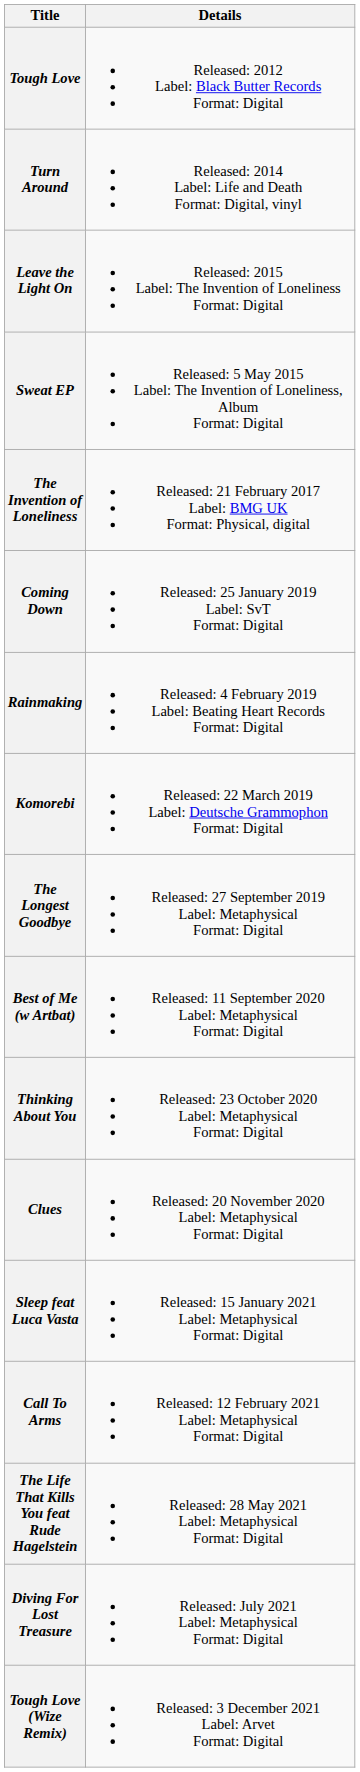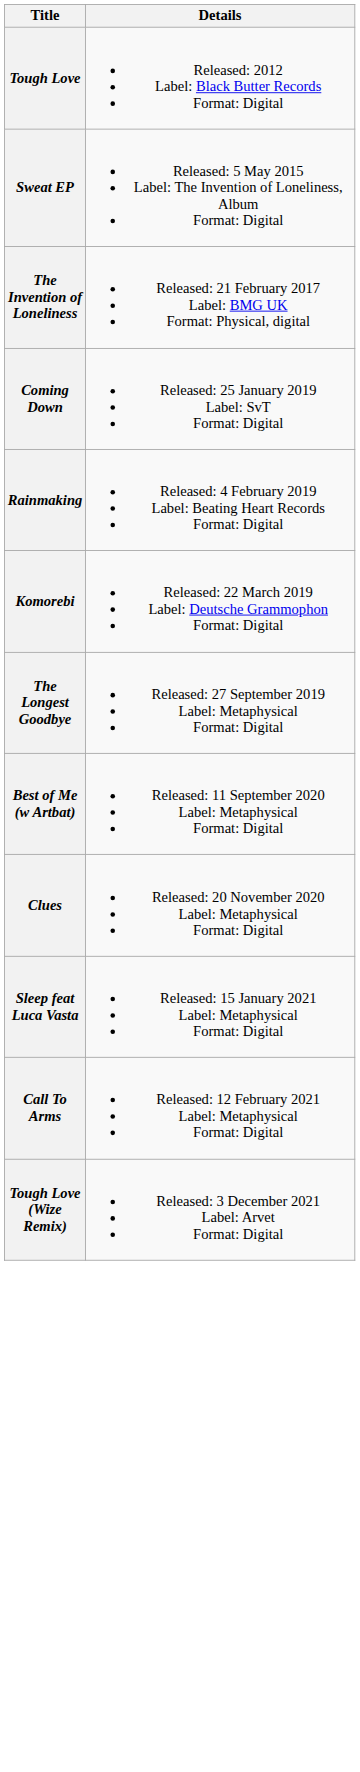- row: (45, 179)
- row: (45, 280)
- row: (45, 1108)
- row: (45, 1513)
- row: (45, 1614)
